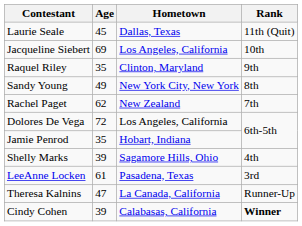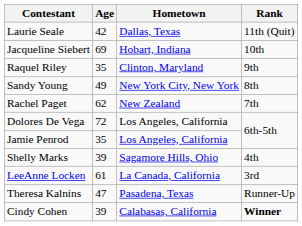(101, 31) 45 -> (101, 31) 42
(173, 49) Los Angeles, California -> (155, 49) Hobart, Indiana
(155, 139) Hobart, Indiana -> (173, 139) Los Angeles, California
(156, 175) Pasadena, Texas -> (170, 175) La Canada, California
(170, 193) La Canada, California -> (156, 193) Pasadena, Texas
